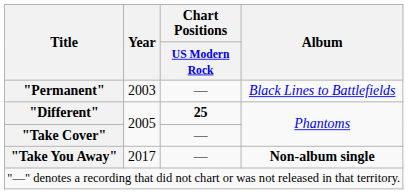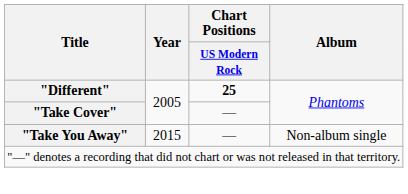- row: (64, 91)
(142, 157) 2017 -> (167, 135) 2015
(322, 157) bold -> (336, 135) normal
